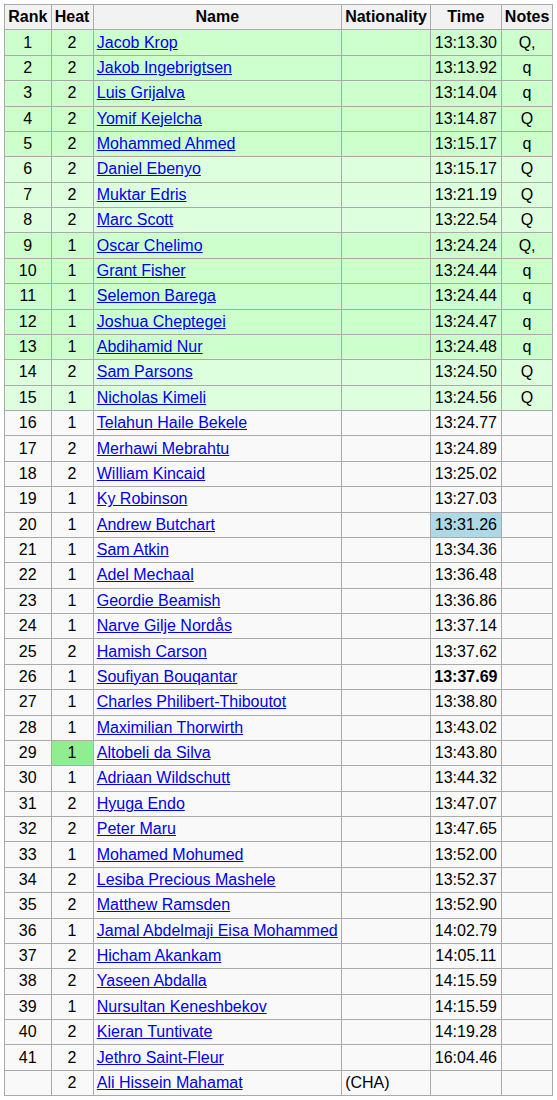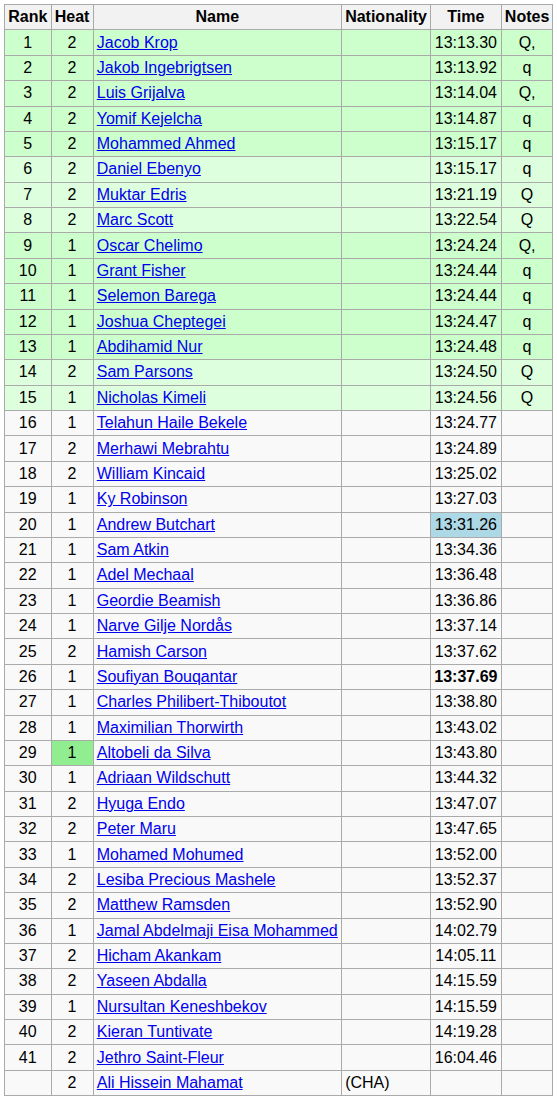(527, 93) q -> (527, 93) Q,
(527, 118) Q -> (527, 118) q
(527, 169) Q -> (527, 169) q
